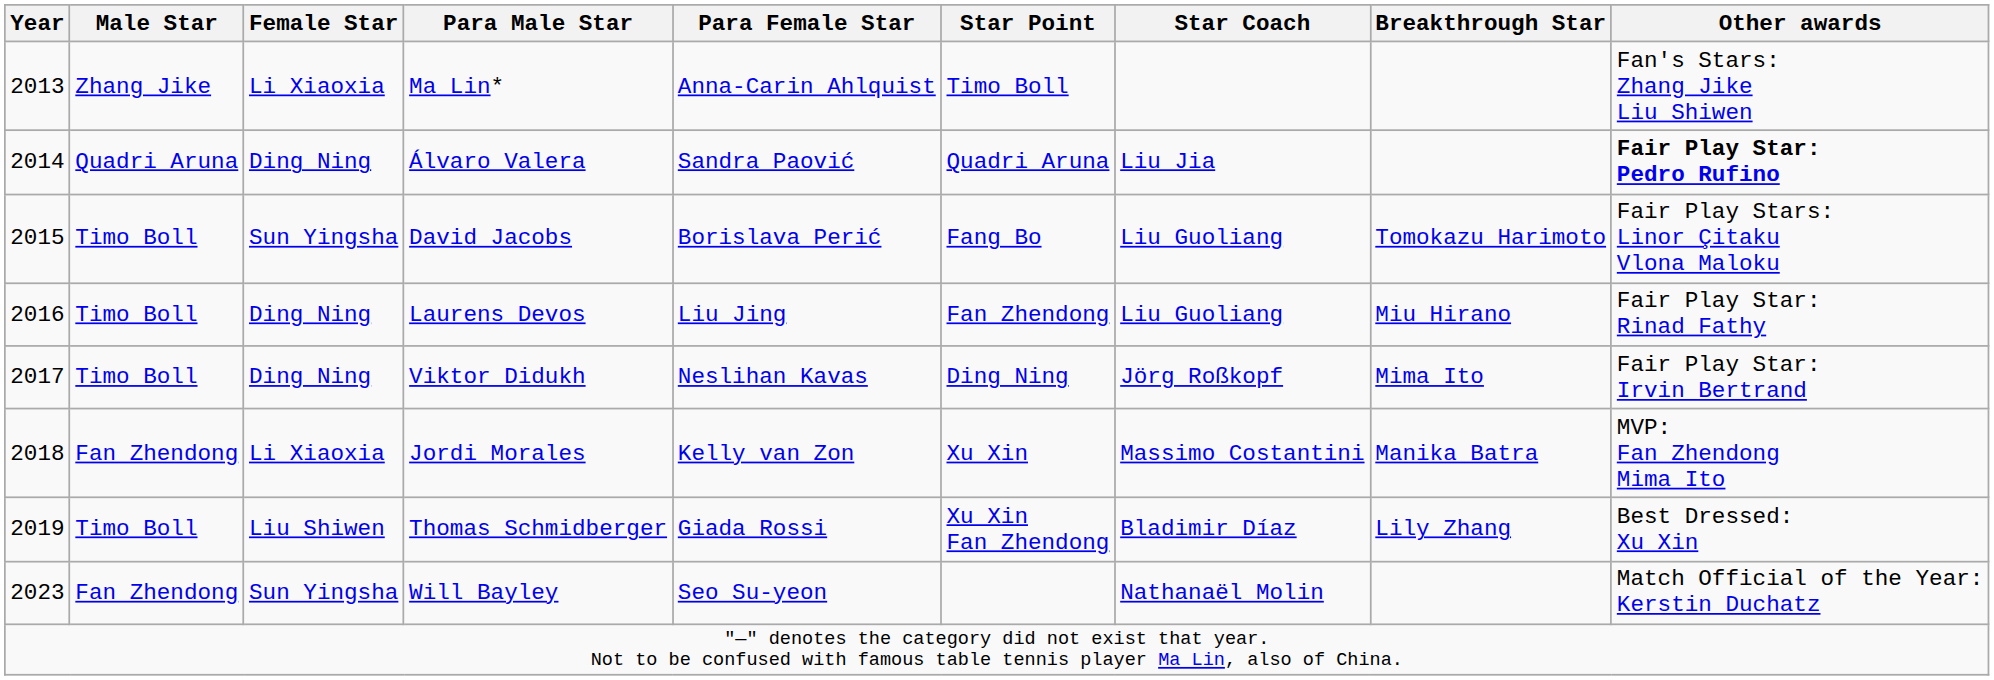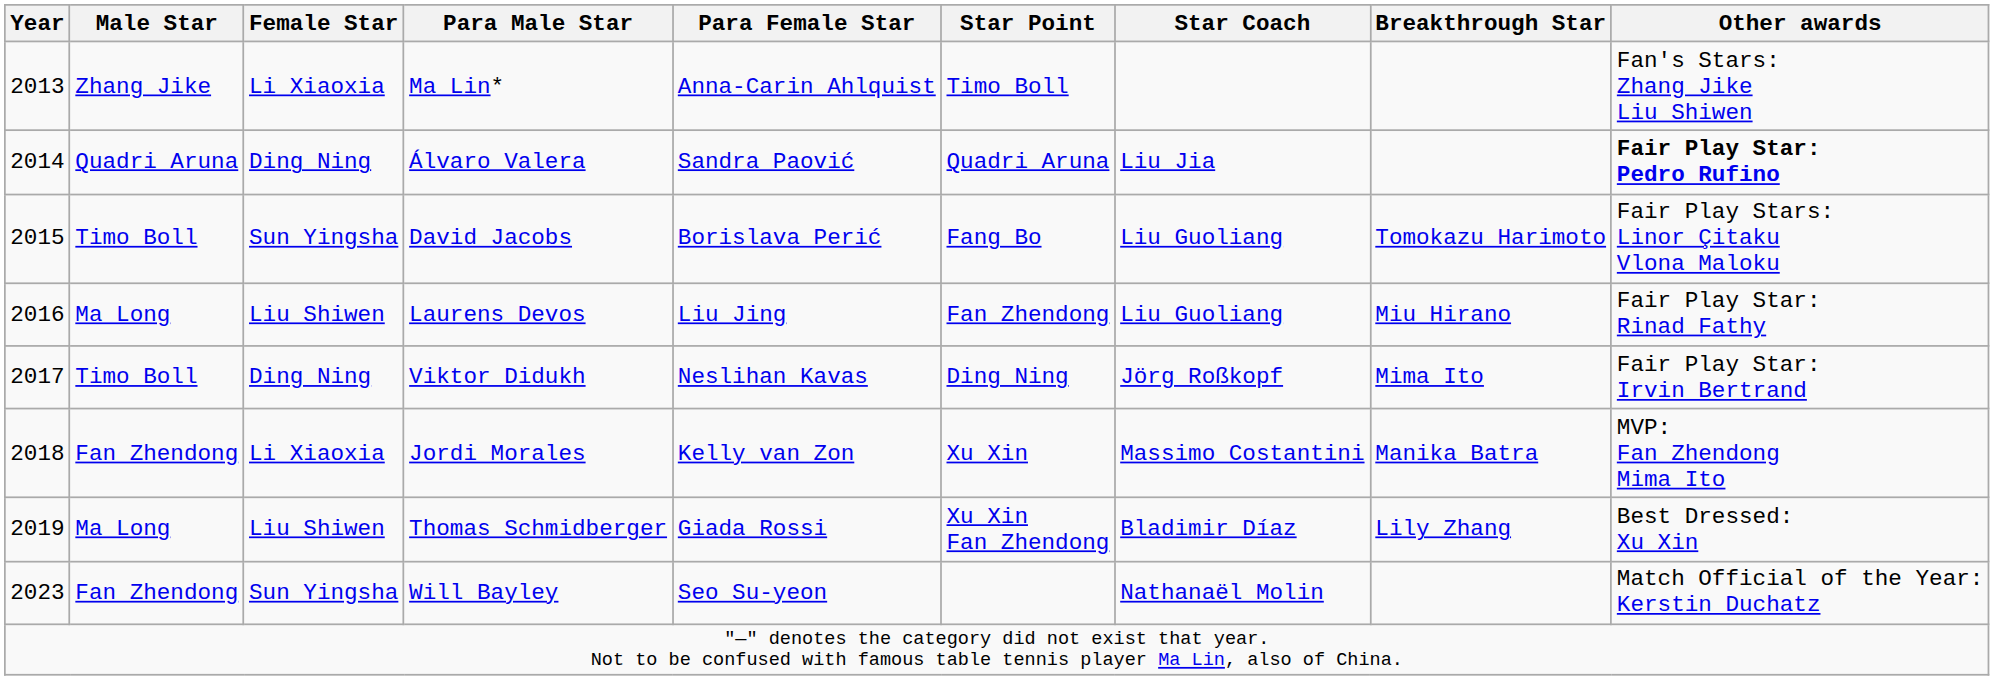(136, 314) Timo Boll -> (123, 314) Ma Long
(310, 314) Ding Ning -> (317, 314) Liu Shiwen
(136, 529) Timo Boll -> (123, 529) Ma Long
